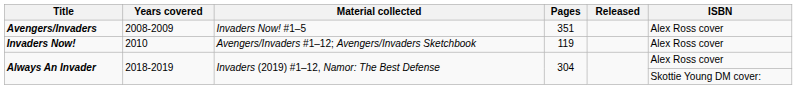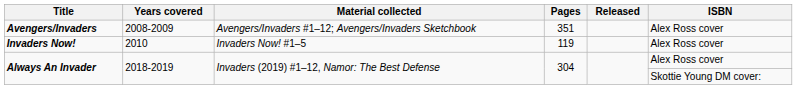(261, 28) Invaders Now! #1–5 -> (346, 28) Avengers/Invaders #1–12; Avengers/Invaders Sketchbook
(346, 44) Avengers/Invaders #1–12; Avengers/Invaders Sketchbook -> (261, 44) Invaders Now! #1–5
